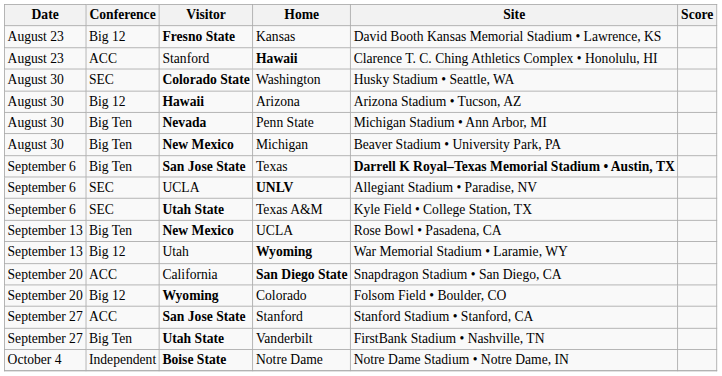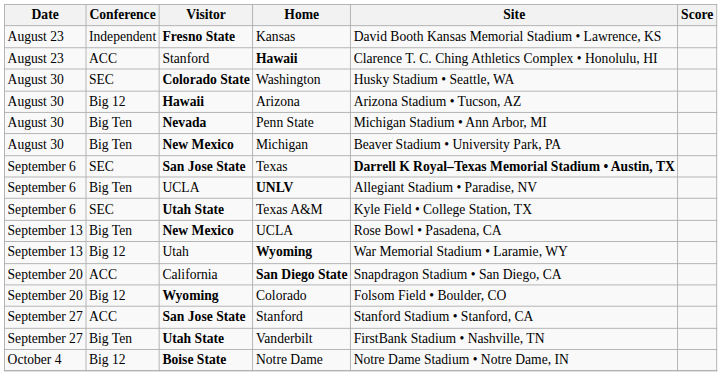(107, 36) Big 12 -> (123, 36) Independent
(110, 166) Big Ten -> (101, 166) SEC
(101, 187) SEC -> (110, 187) Big Ten
(123, 360) Independent -> (107, 360) Big 12
